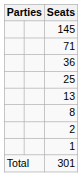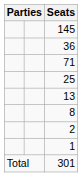rows swapped: (69, 46) <-> (69, 63)
